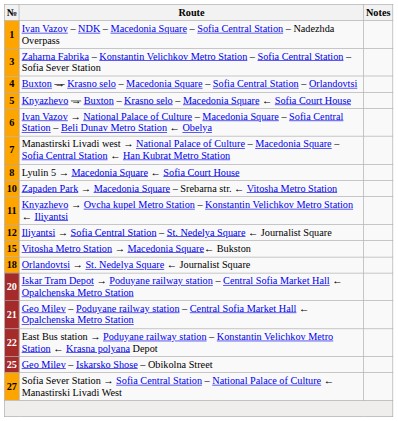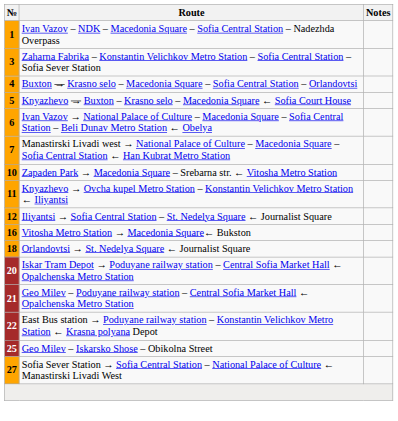- row: (131, 172)
(12, 248) 15 -> (12, 232) 16
